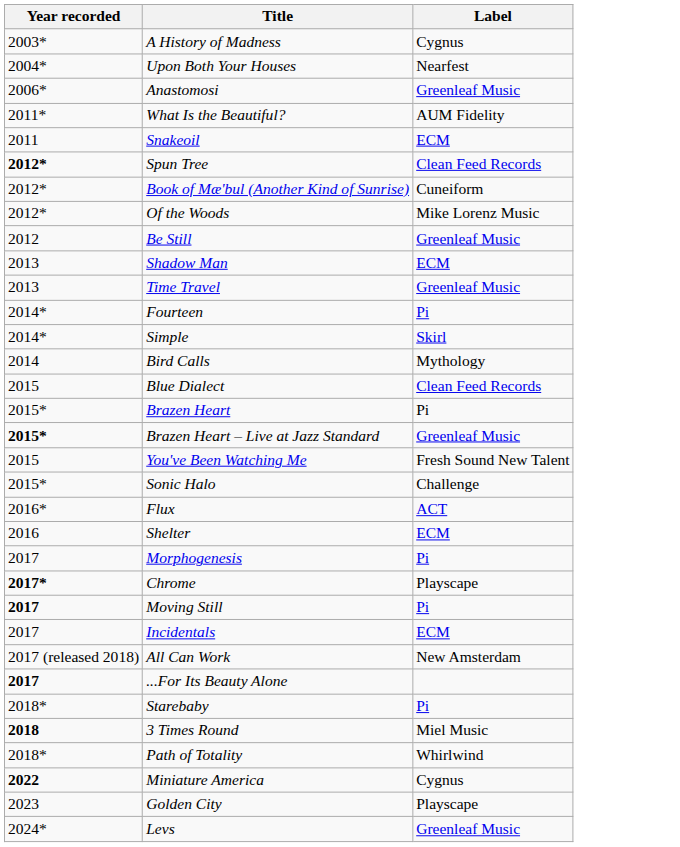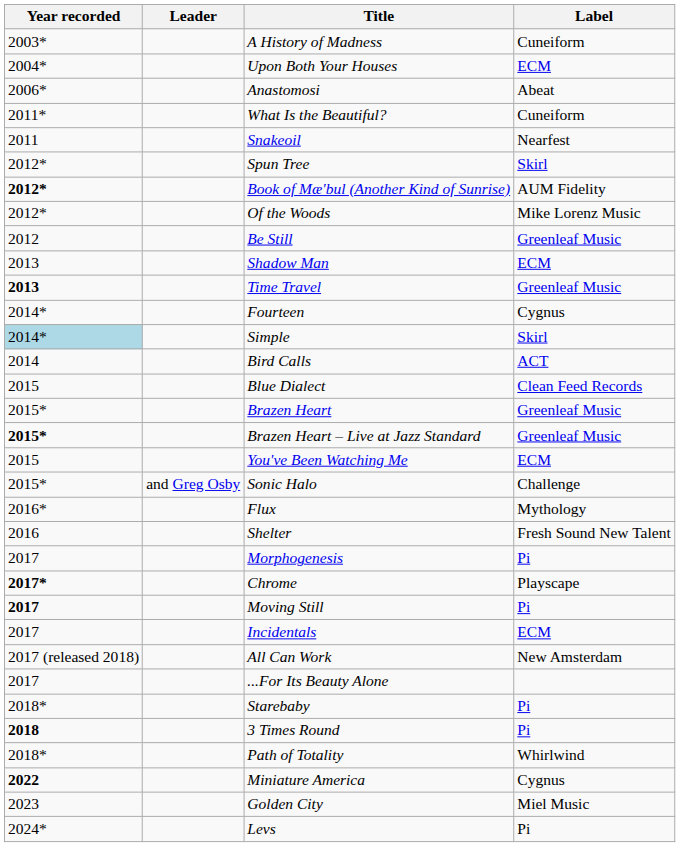+ column: (193, 16)
(440, 41) Cygnus -> (551, 41) Cuneiform
(442, 66) Nearfest -> (534, 66) ECM
(468, 90) Greenleaf Music -> (536, 90) Abeat
(460, 115) AUM Fidelity -> (551, 115) Cuneiform
(433, 139) ECM -> (544, 139) Nearfest
(27, 164) bold -> (27, 164) normal
(479, 164) Clean Feed Records -> (532, 164) Skirl
(27, 189) normal -> (27, 189) bold
(450, 189) Cuneiform -> (562, 189) AUM Fidelity
(24, 287) normal -> (24, 287) bold
(423, 312) Pi -> (541, 312) Cygnus
(27, 336) no background -> (27, 336) lightblue background
(451, 361) Mythology -> (533, 361) ACT
(423, 410) Pi -> (569, 410) Greenleaf Music
(493, 459) Fresh Sound New Talent -> (534, 459) ECM
(432, 509) ACT -> (552, 509) Mythology
(433, 533) ECM -> (594, 533) Fresh Sound New Talent
(24, 681) bold -> (24, 681) normal
(452, 730) Miel Music -> (524, 730) Pi
(447, 804) Playscape -> (553, 804) Miel Music
(468, 829) Greenleaf Music -> (524, 829) Pi
